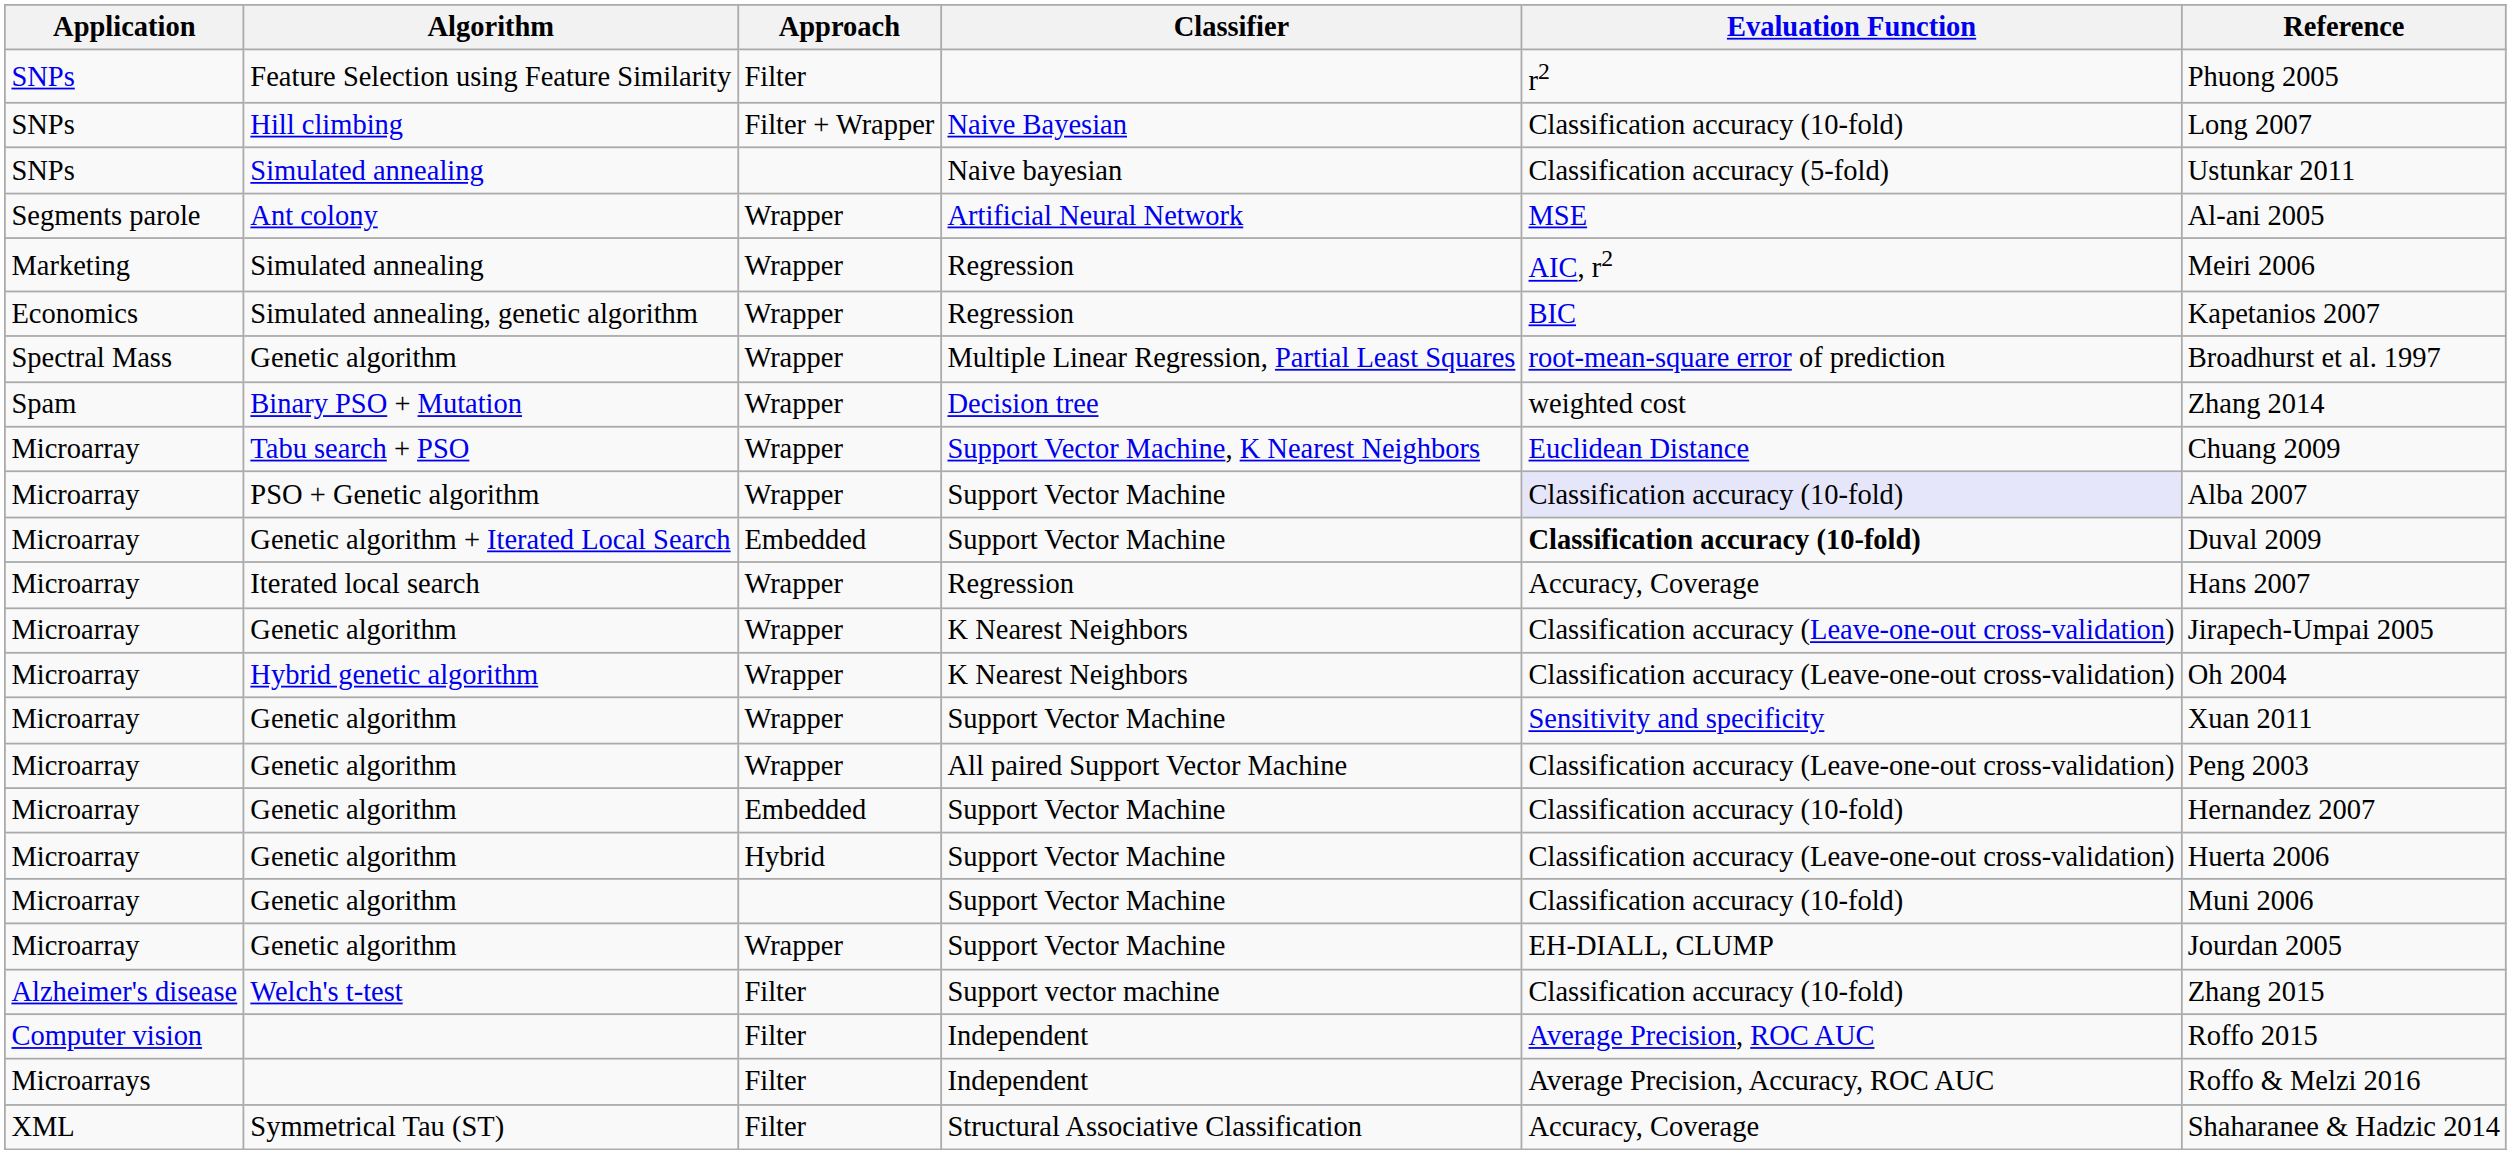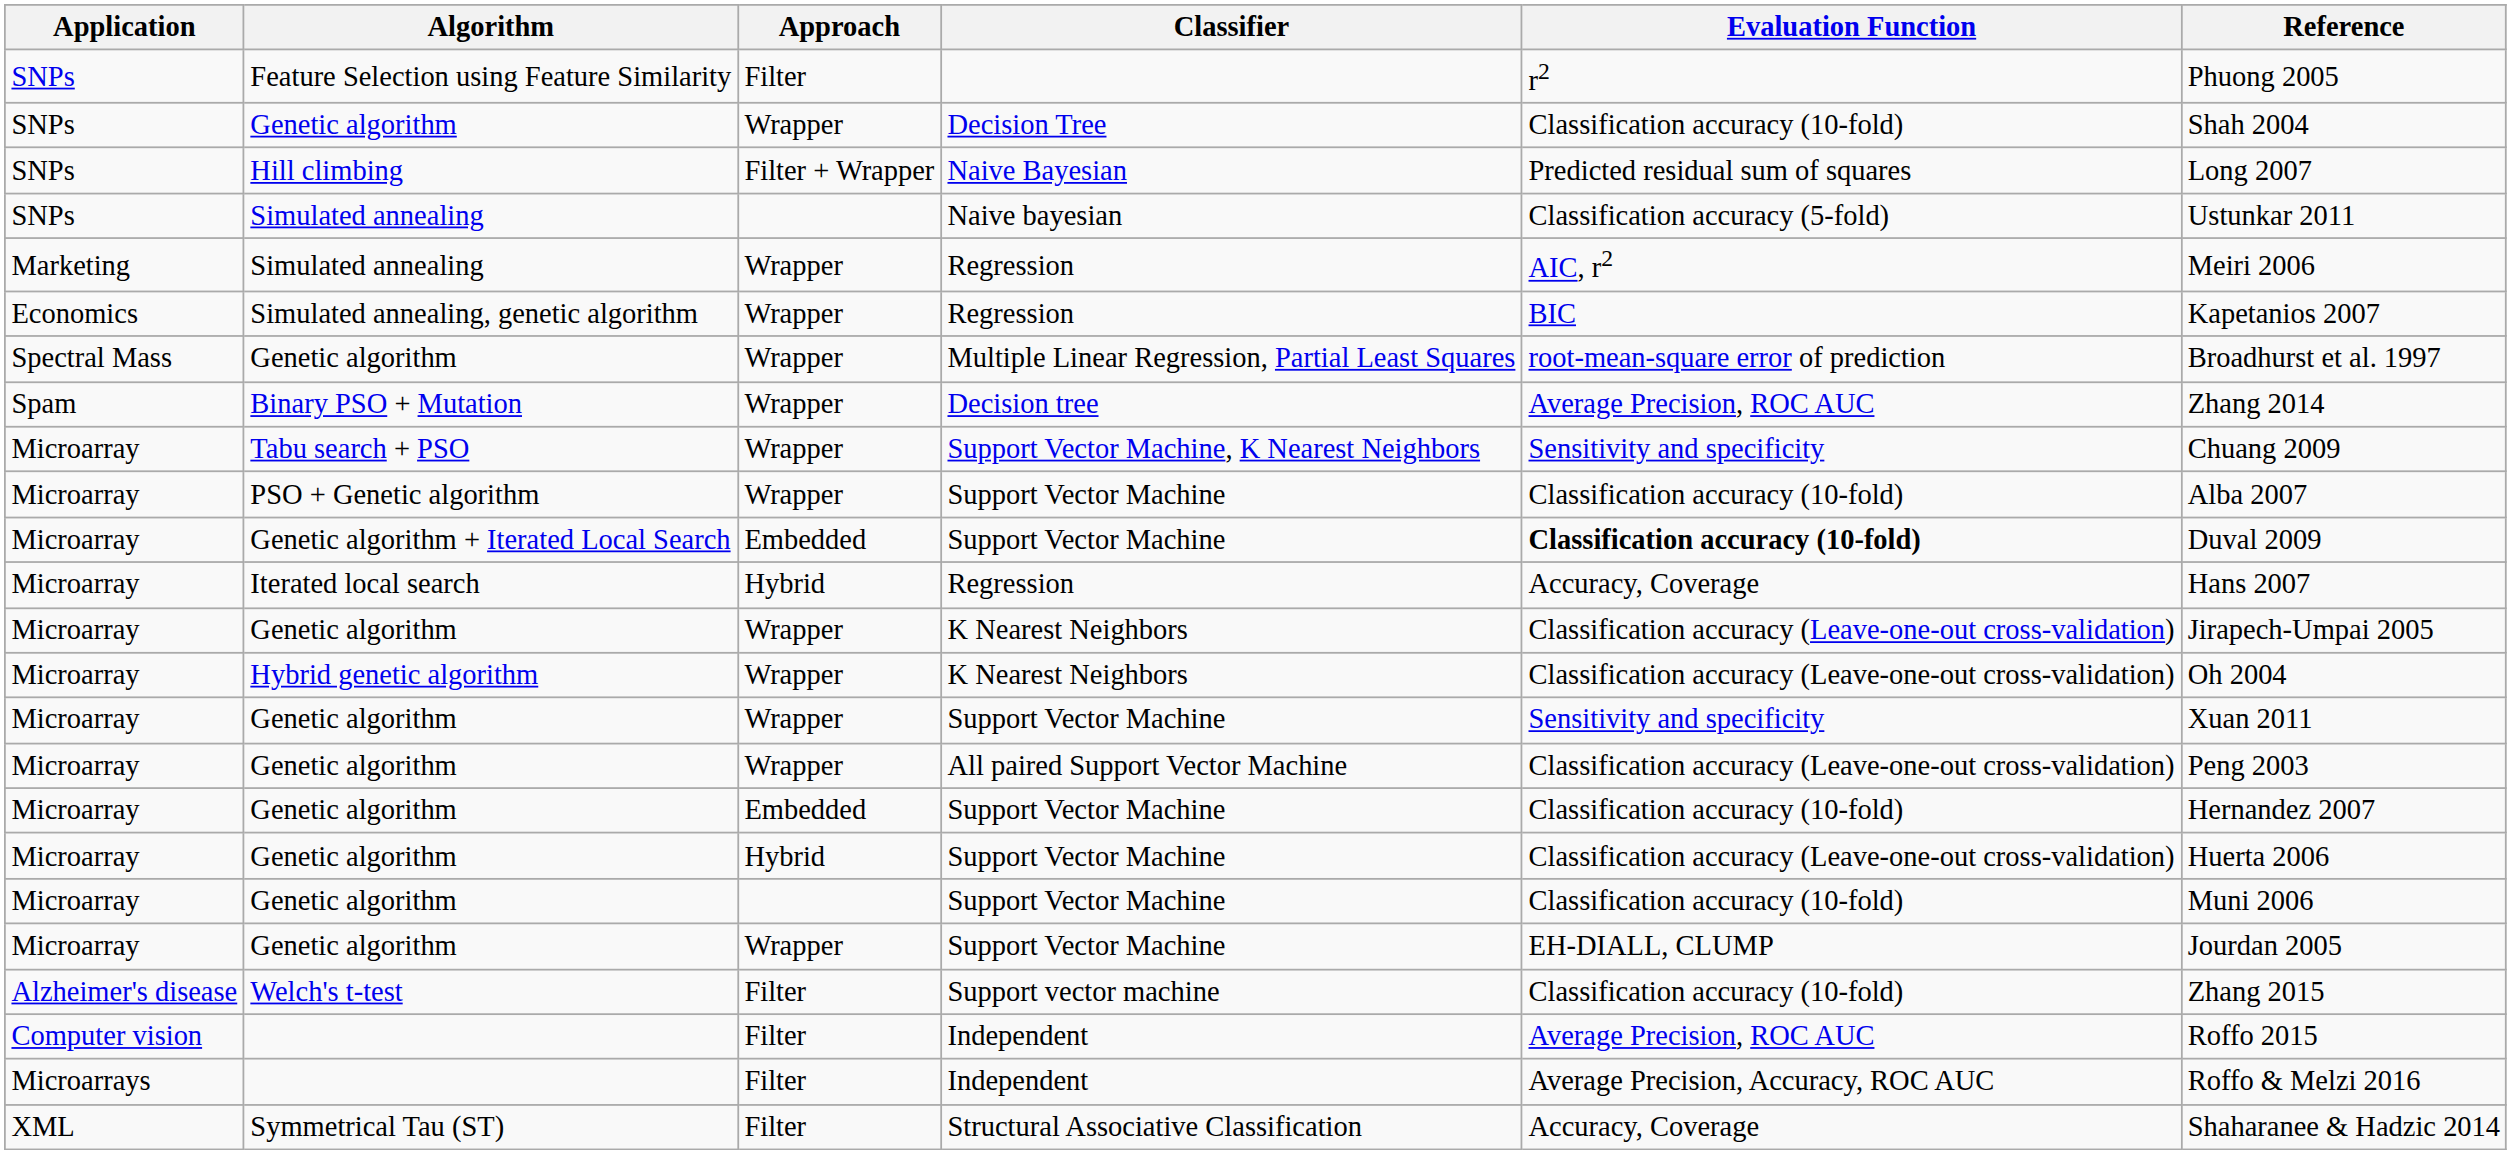+ row: (354, 125)
(1716, 125) Classification accuracy (10-fold) -> (1720, 170) Predicted residual sum of squares
- row: (314, 215)
(1607, 403) weighted cost -> (1701, 403) Average Precision, ROC AUC
(1639, 448) Euclidean Distance -> (1676, 448) Sensitivity and specificity
(1716, 494) lavender background -> (1716, 494) no background
(794, 584) Wrapper -> (785, 584) Hybrid
